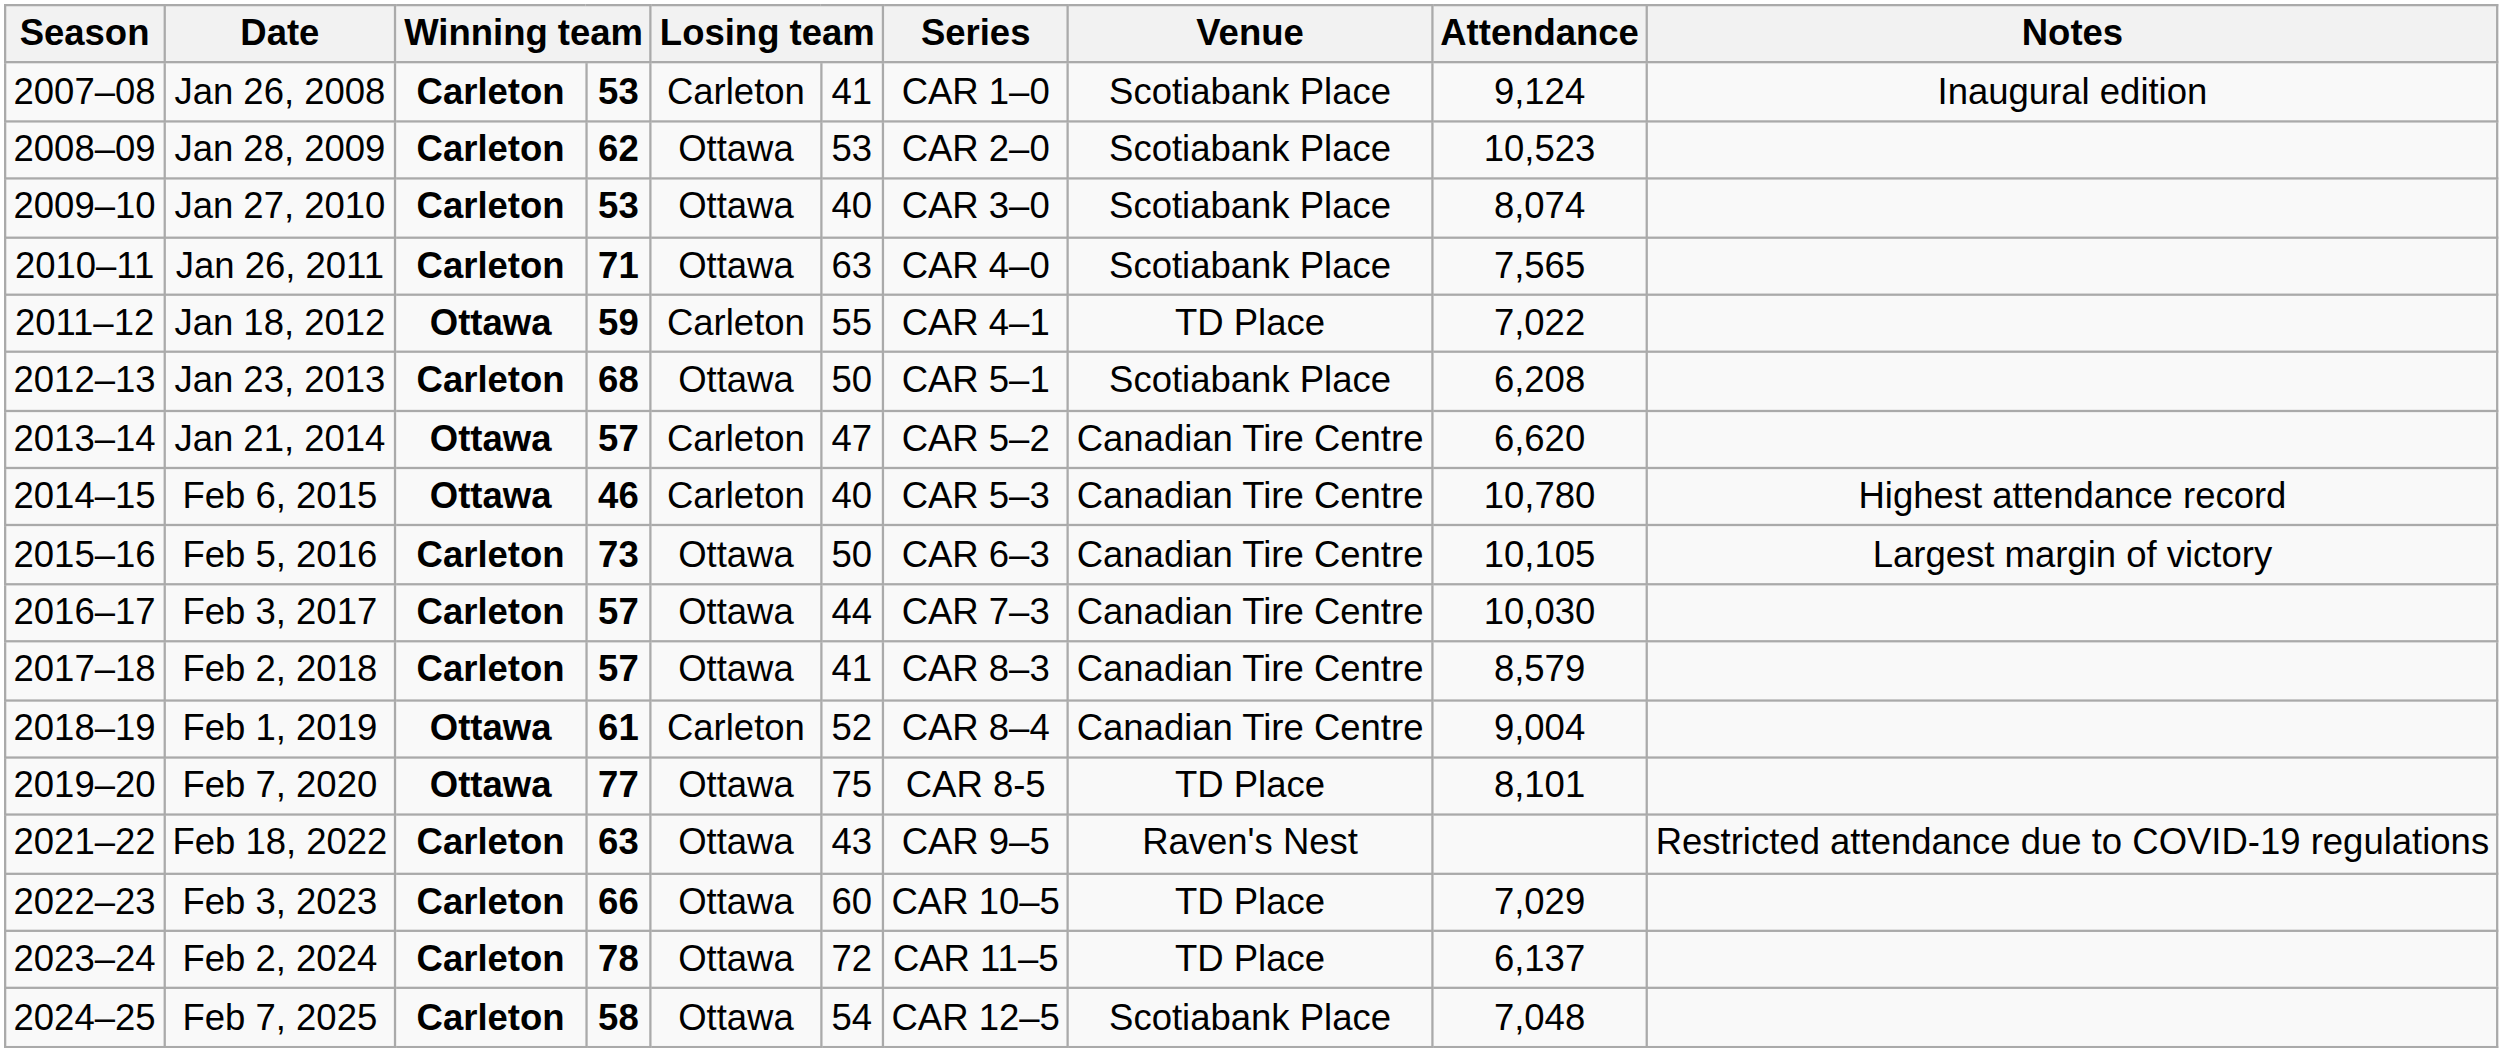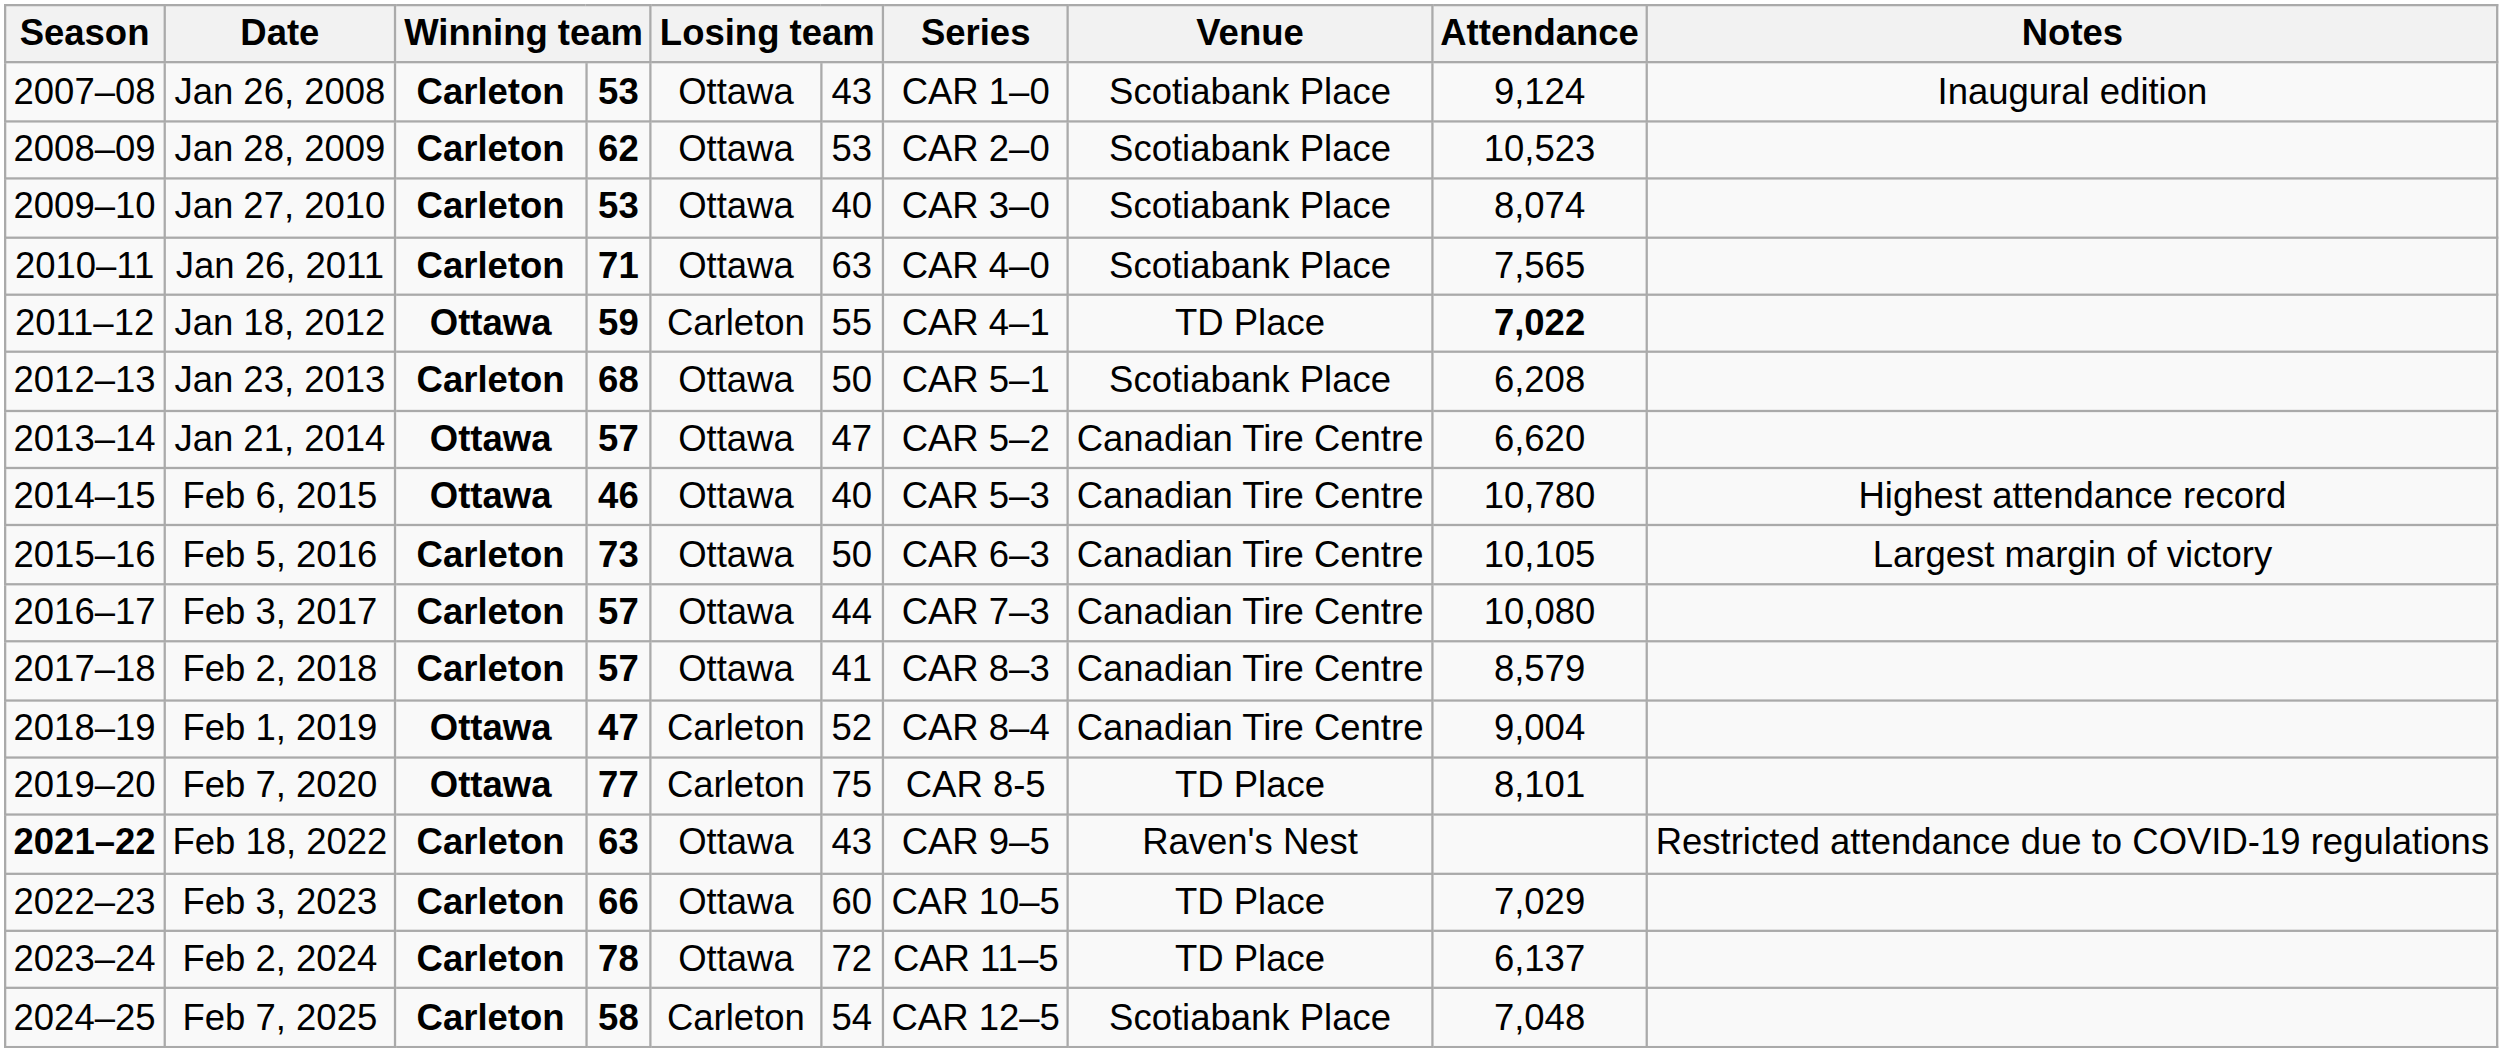(736, 91) Carleton -> (736, 91) Ottawa
(852, 91) 41 -> (852, 91) 43
(1540, 322) normal -> (1540, 322) bold
(736, 438) Carleton -> (736, 438) Ottawa
(736, 496) Carleton -> (736, 496) Ottawa
(1540, 611) 10,030 -> (1540, 611) 10,080
(618, 727) 61 -> (618, 727) 47
(736, 785) Ottawa -> (736, 785) Carleton
(85, 843) normal -> (85, 843) bold
(736, 1016) Ottawa -> (736, 1016) Carleton
